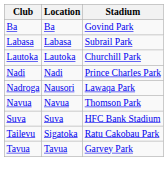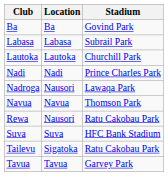+ row: (17, 118)
